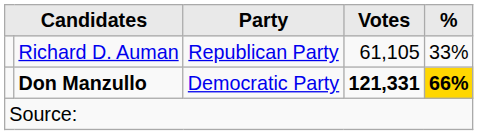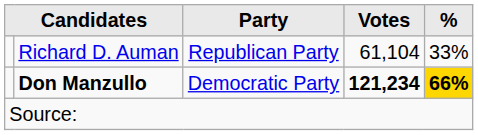(390, 52) 61,105 -> (390, 52) 61,104
(384, 83) 121,331 -> (384, 83) 121,234
